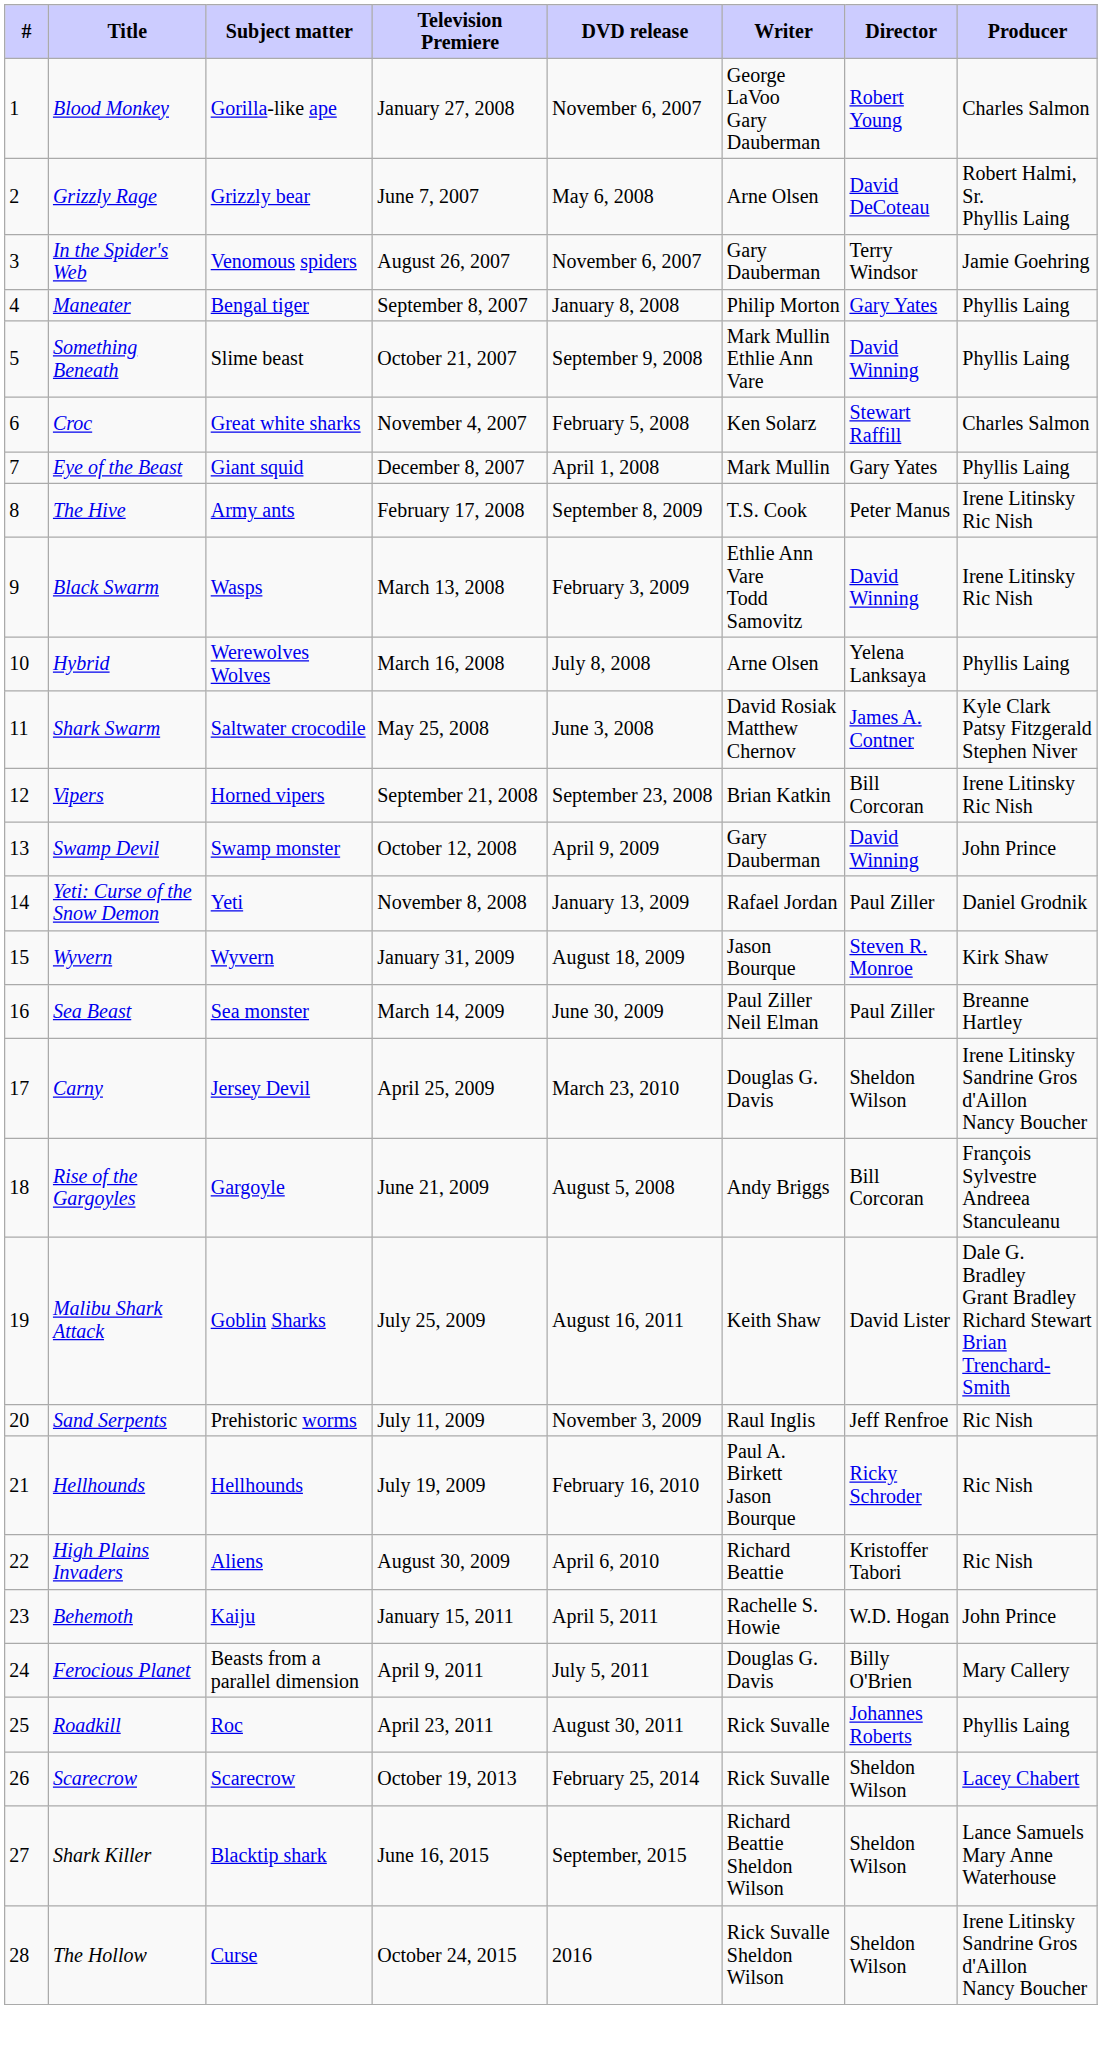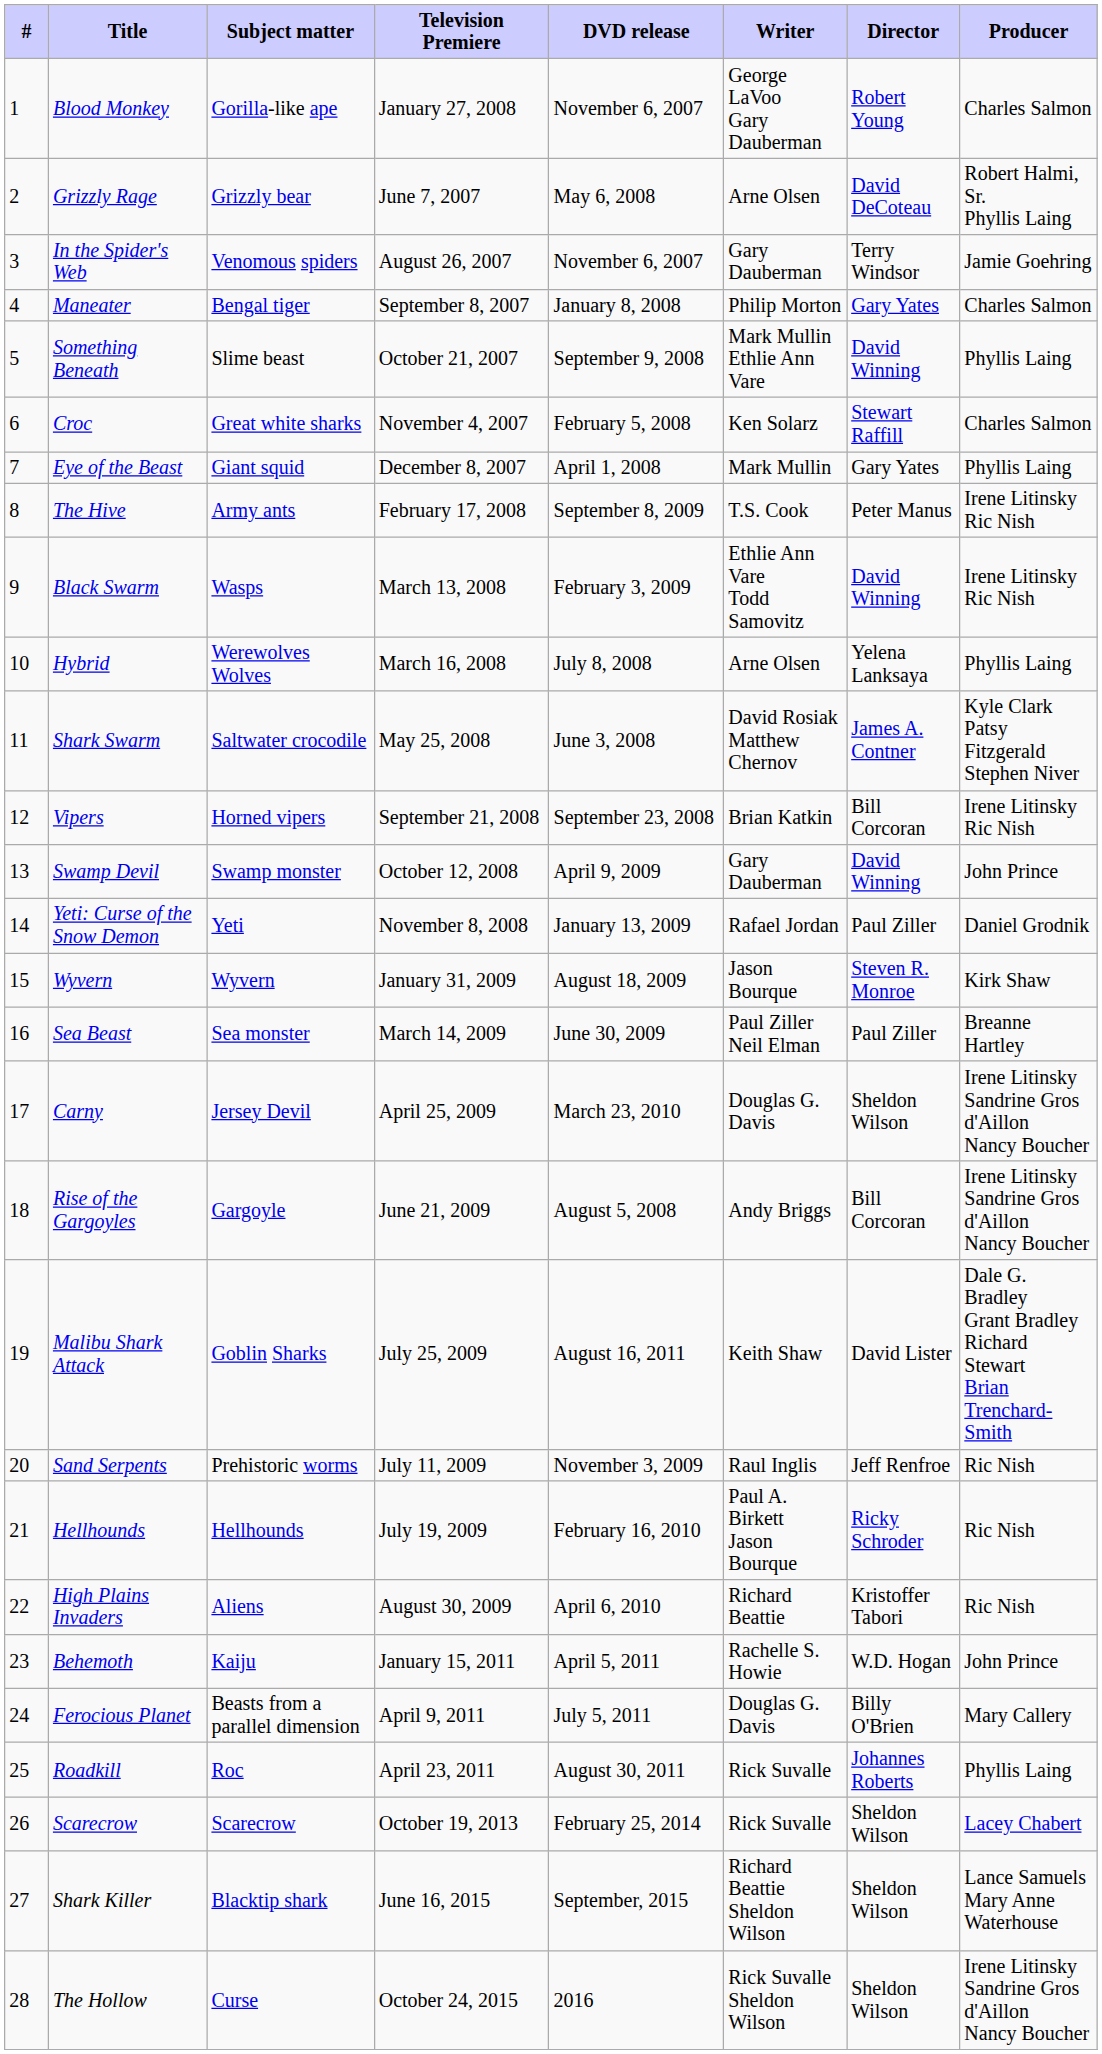(1016, 304) Phyllis Laing -> (1028, 304) Charles Salmon
(1011, 1187) François Sylvestre Andreea Stanculeanu -> (1027, 1210) Irene Litinsky Sandrine Gros d'Aillon Nancy Boucher
